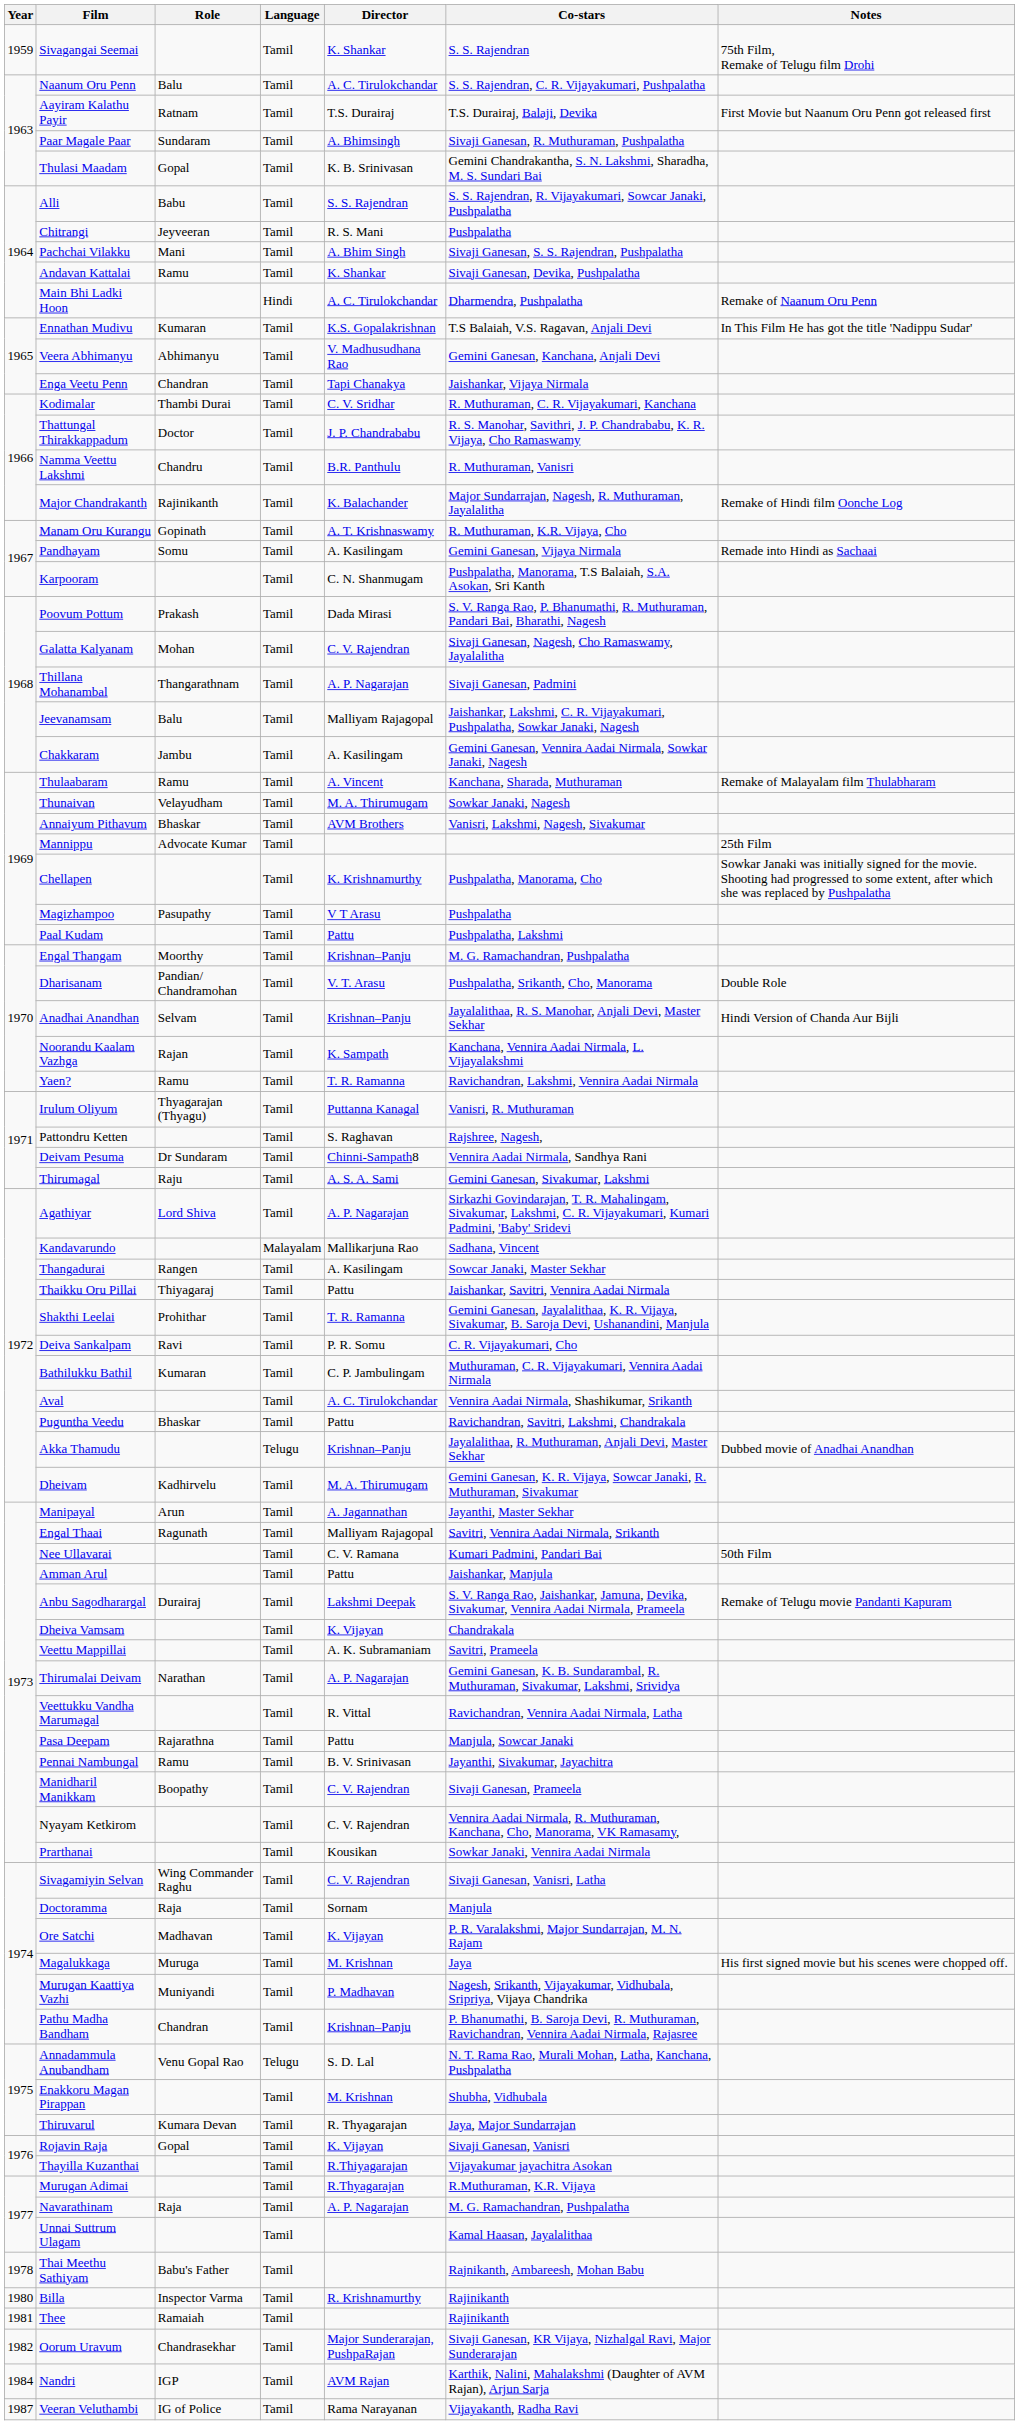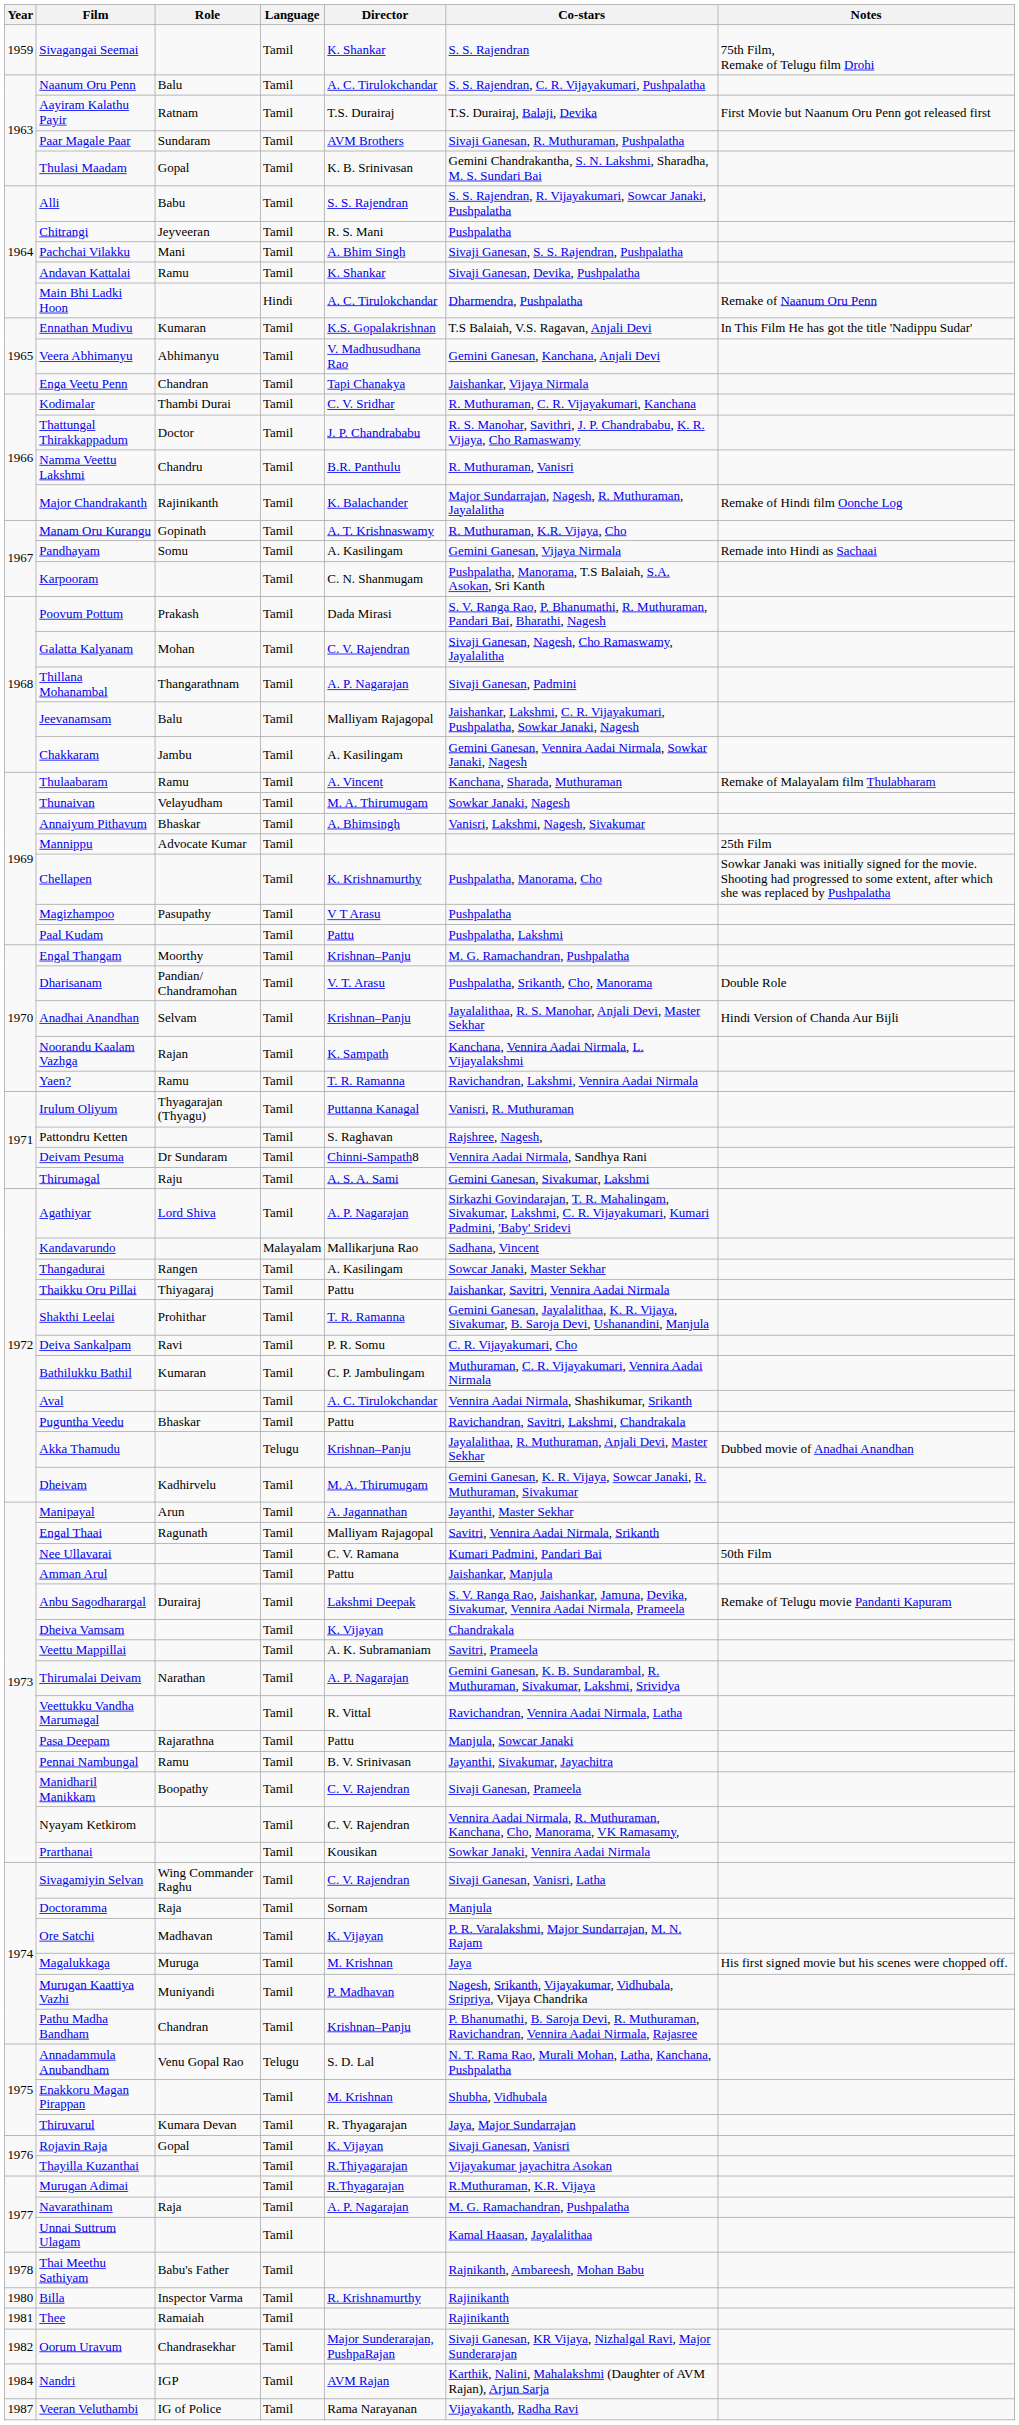(364, 140) A. Bhimsingh -> (365, 140) AVM Brothers
(365, 823) AVM Brothers -> (364, 823) A. Bhimsingh
